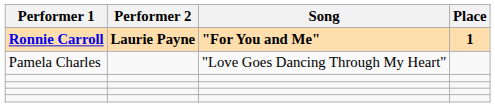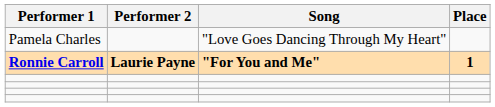rows swapped: (56, 39) <-> (55, 62)
